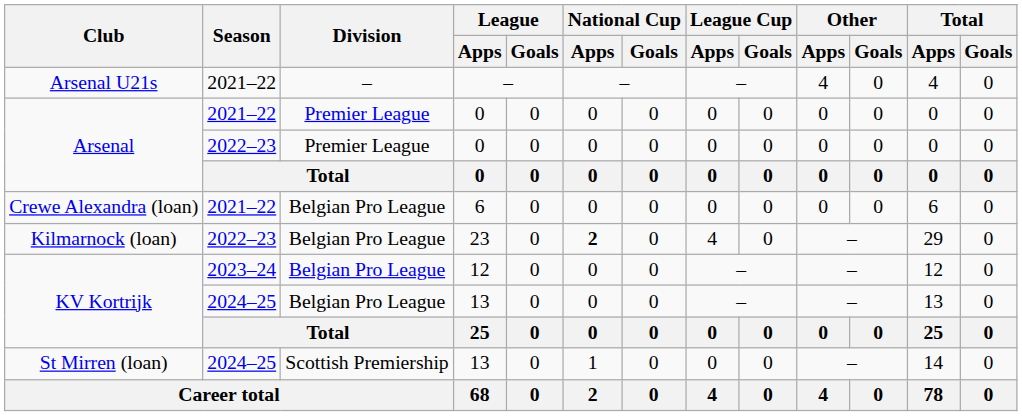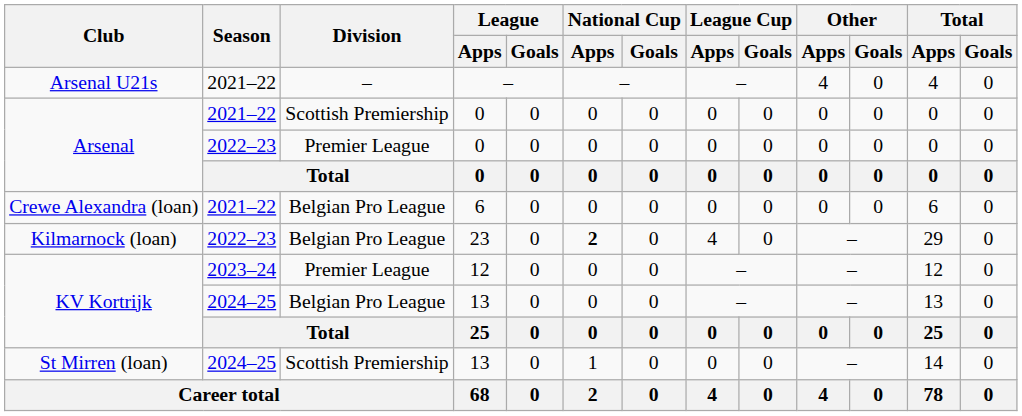(367, 113) Premier League -> (367, 113) Scottish Premiership
(367, 269) Belgian Pro League -> (367, 269) Premier League
